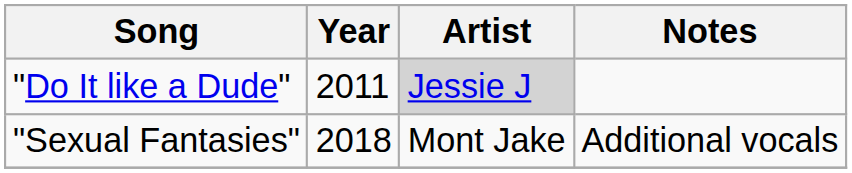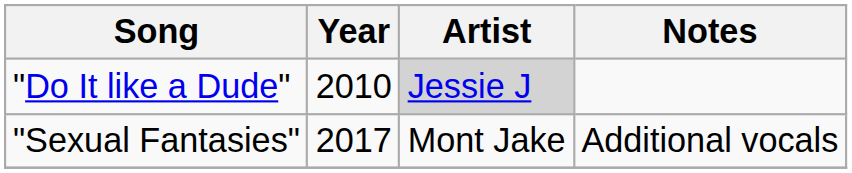(353, 85) 2011 -> (354, 85) 2010
(354, 140) 2018 -> (354, 140) 2017
